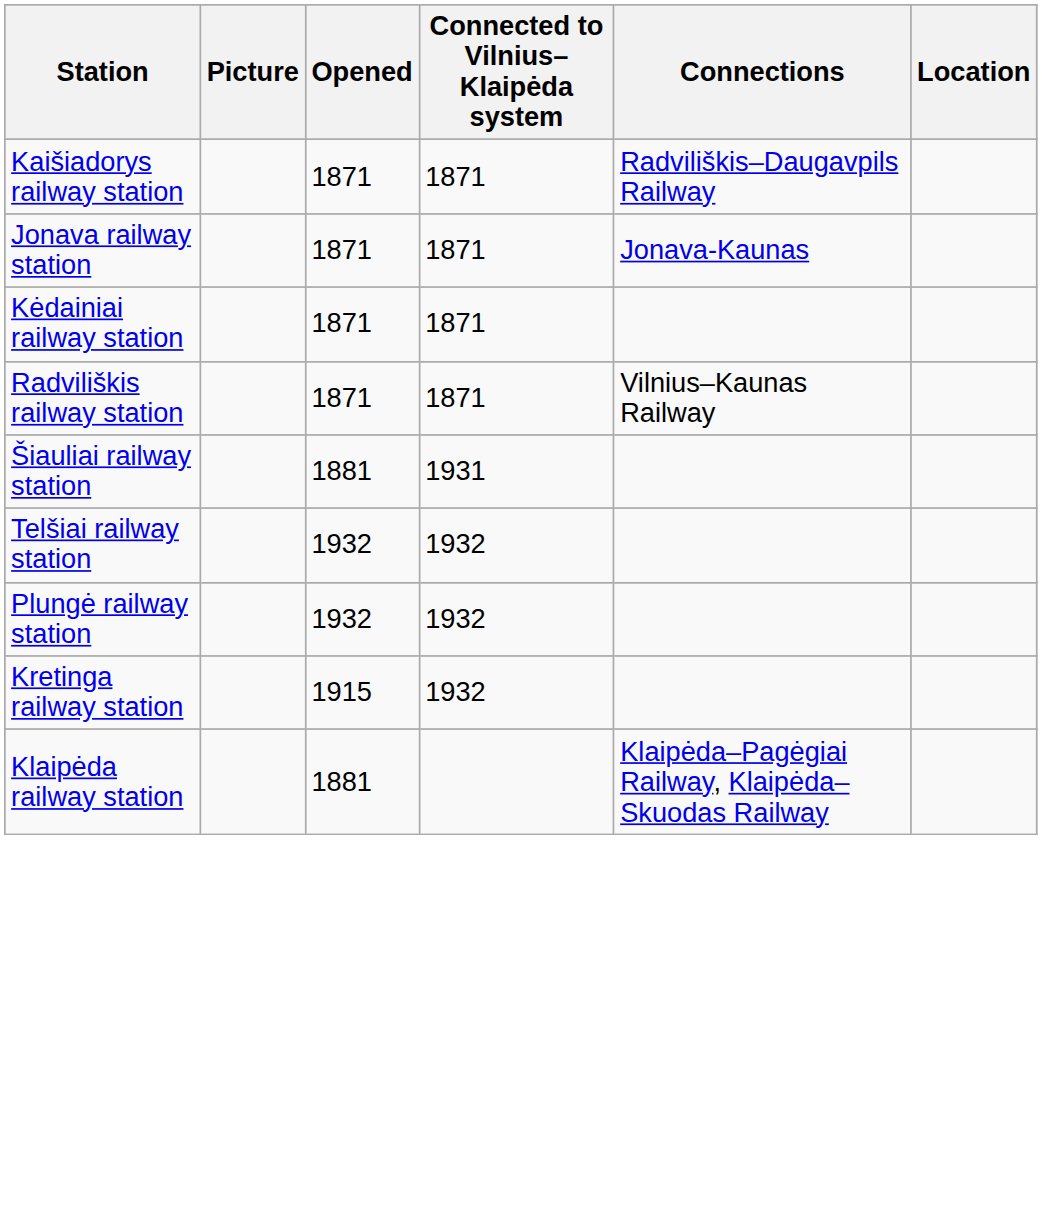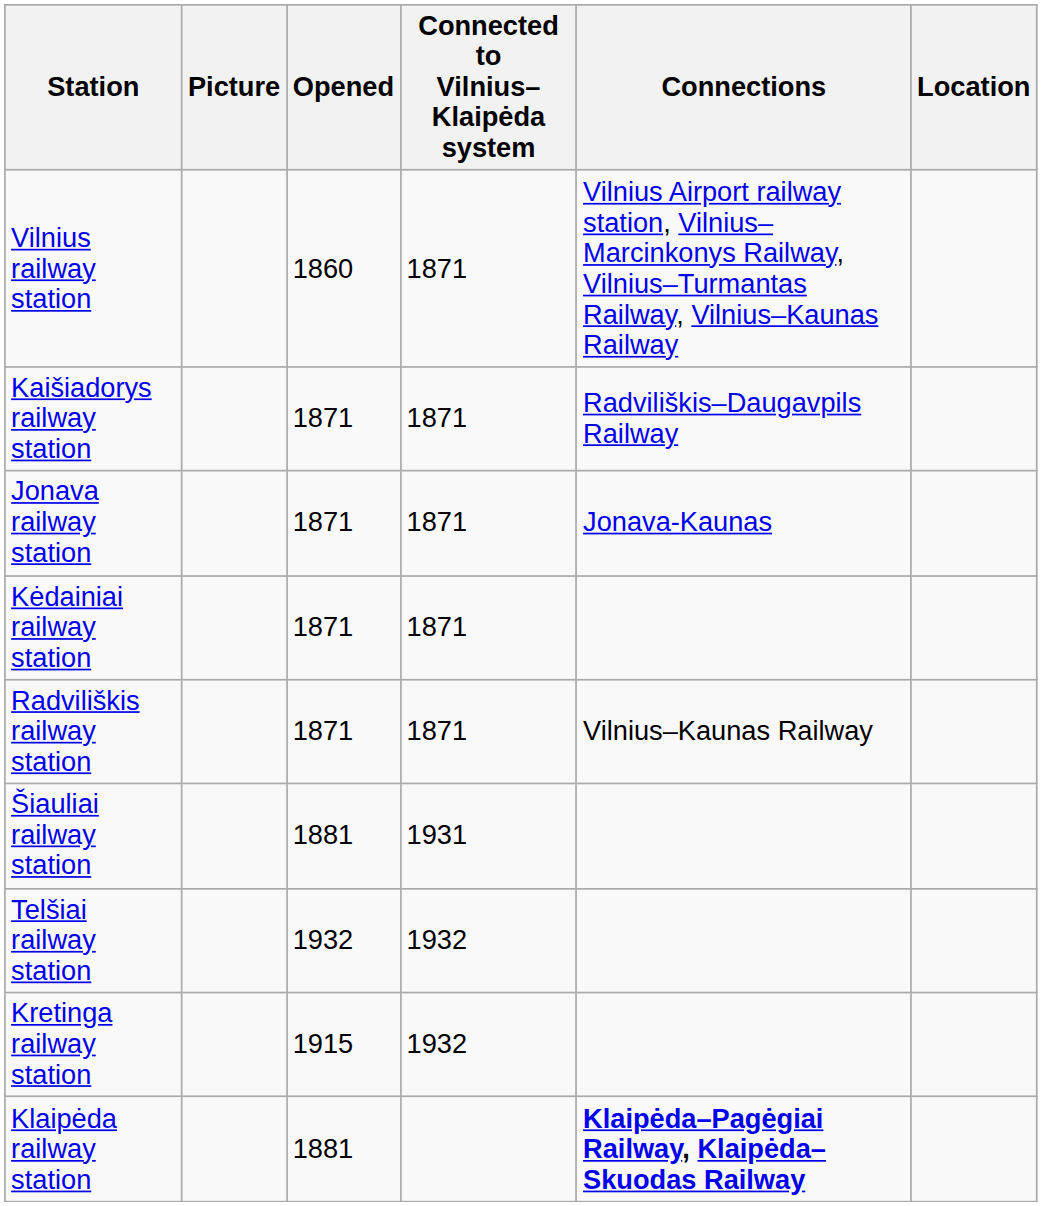+ row: (53, 268)
- row: (100, 618)
(735, 781) normal -> (705, 1148) bold
